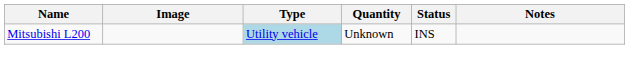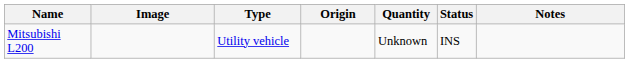+ column: (338, 14)
(282, 34) lightblue background -> (253, 41) no background
